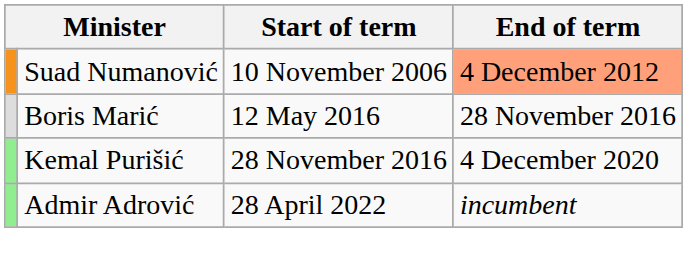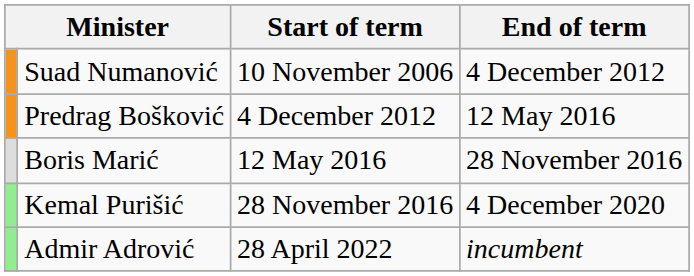(559, 71) lightsalmon background -> (566, 71) no background
+ row: (124, 115)
